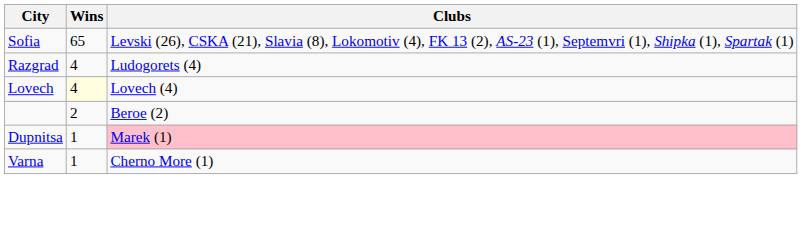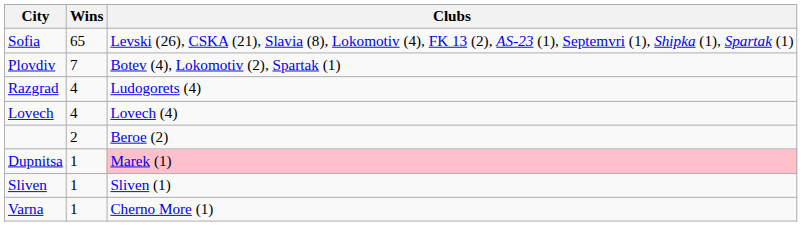+ row: (32, 64)
(74, 88) lightyellow background -> (74, 112) no background
+ row: (27, 185)
